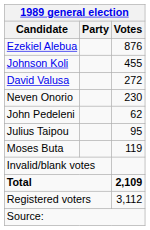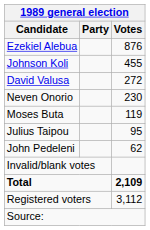rows swapped: (35, 149) <-> (41, 115)
